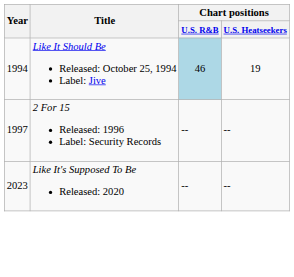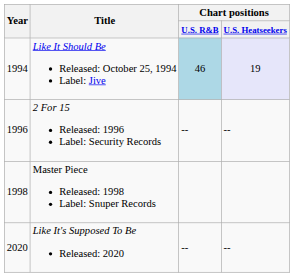(255, 68) no background -> (255, 68) lavender background
(17, 130) 1997 -> (17, 130) 1996
+ row: (105, 187)
(17, 186) 2023 -> (17, 247) 2020
